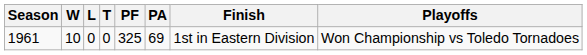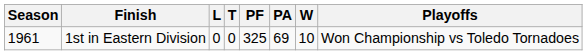columns swapped: (73, 15) <-> (244, 15)
